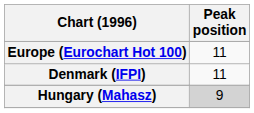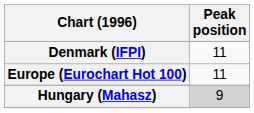rows swapped: (97, 74) <-> (97, 52)
